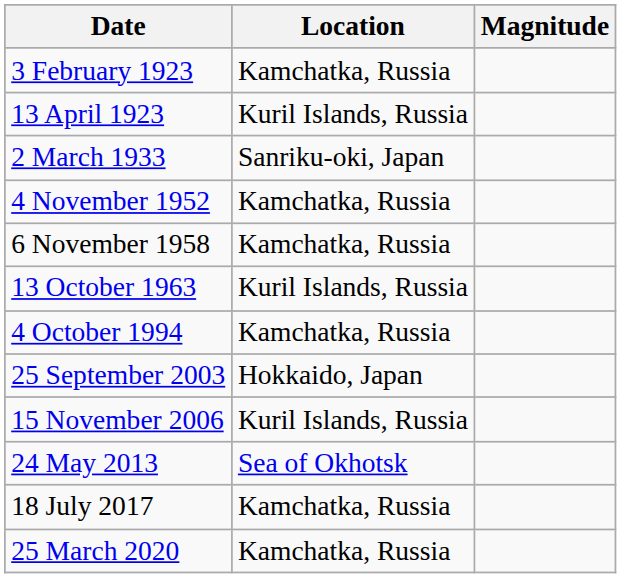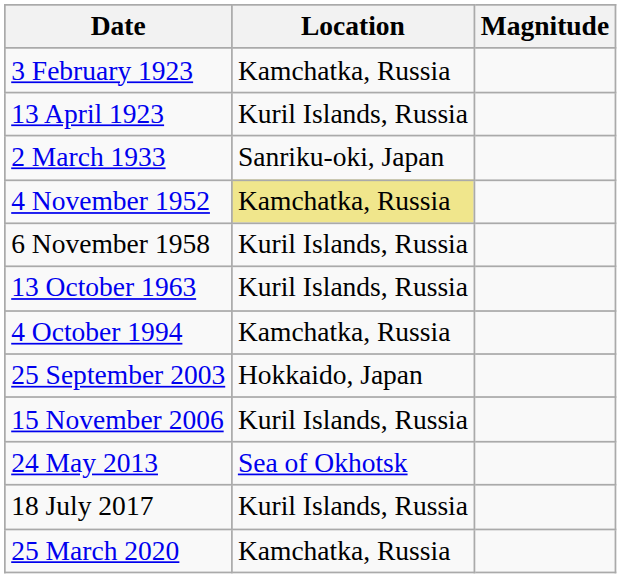(344, 200) no background -> (344, 200) khaki background
(344, 244) Kamchatka, Russia -> (353, 244) Kuril Islands, Russia
(344, 506) Kamchatka, Russia -> (353, 506) Kuril Islands, Russia
